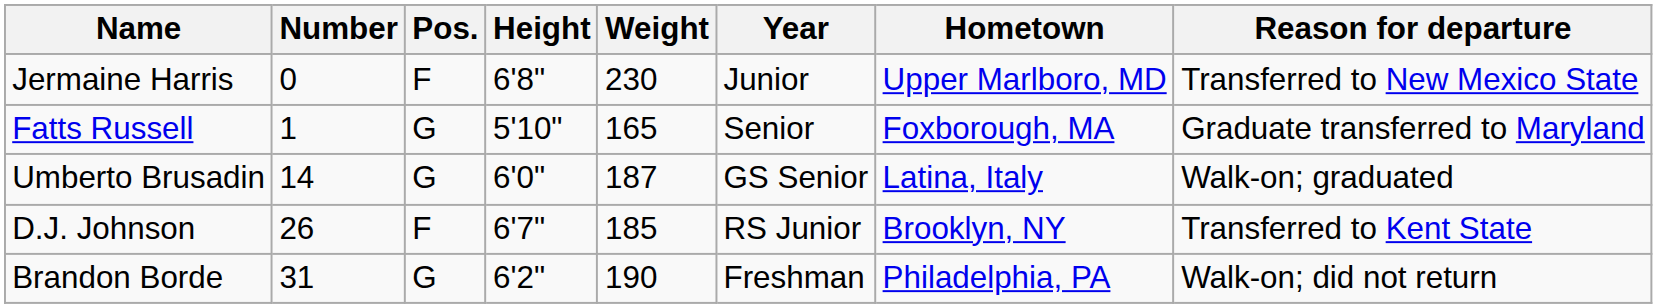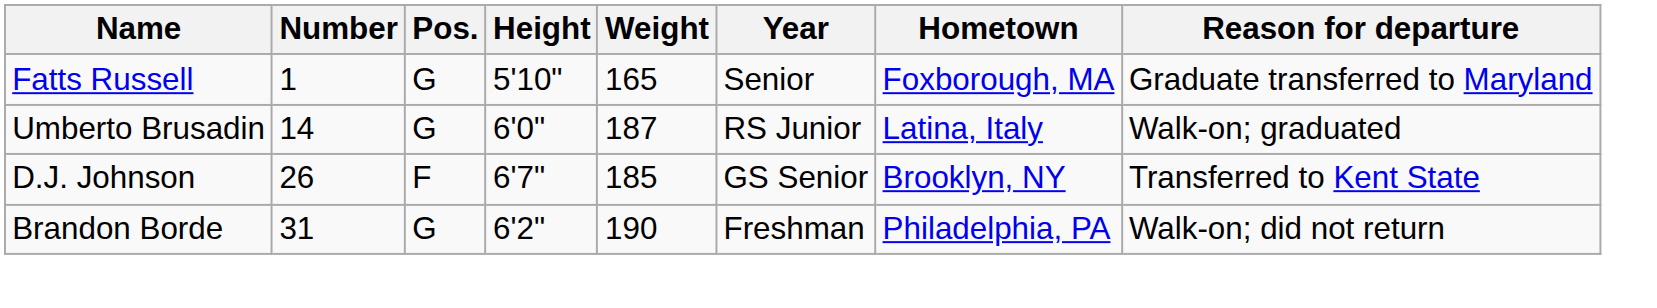- row: (123, 79)
(796, 178) GS Senior -> (792, 128) RS Junior
(792, 228) RS Junior -> (796, 178) GS Senior
